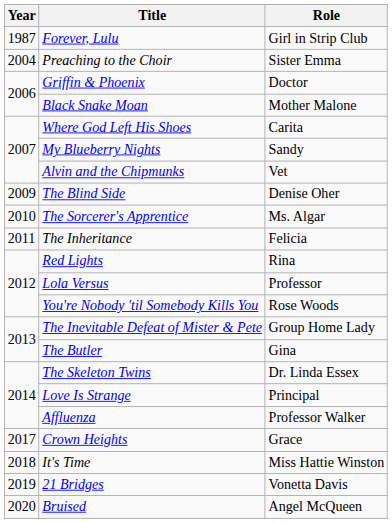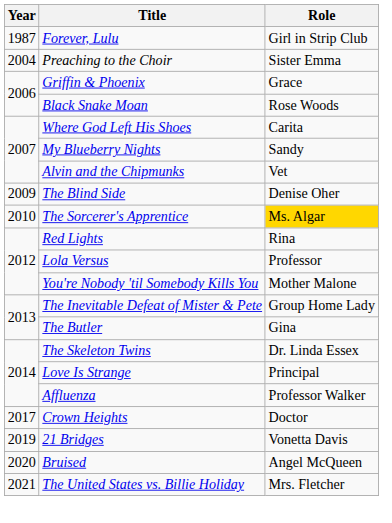(288, 82) Doctor -> (285, 82) Grace
(313, 104) Mother Malone -> (304, 104) Rose Woods
(297, 216) no background -> (297, 216) gold background
- row: (87, 238)
(304, 305) Rose Woods -> (313, 283) Mother Malone
(285, 439) Grace -> (288, 417) Doctor
- row: (66, 462)
+ row: (143, 484)
